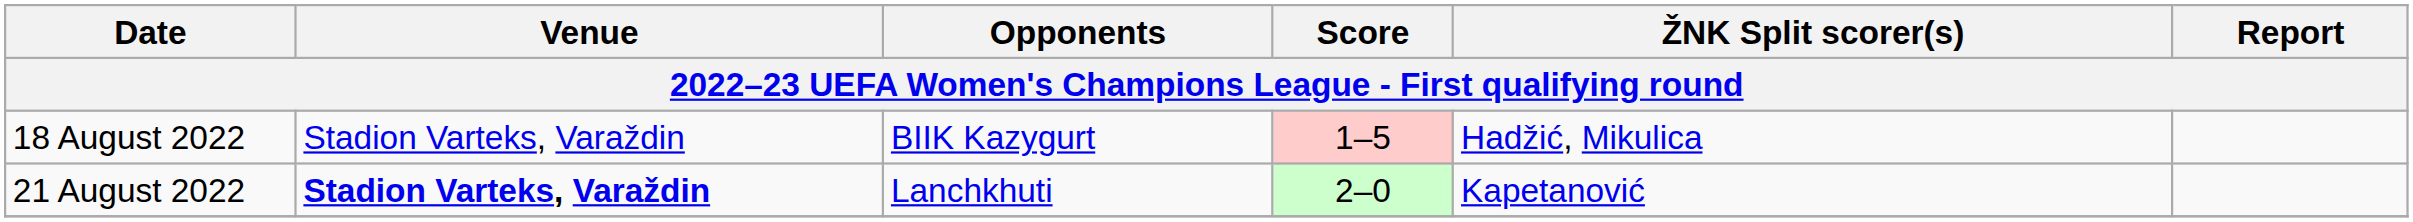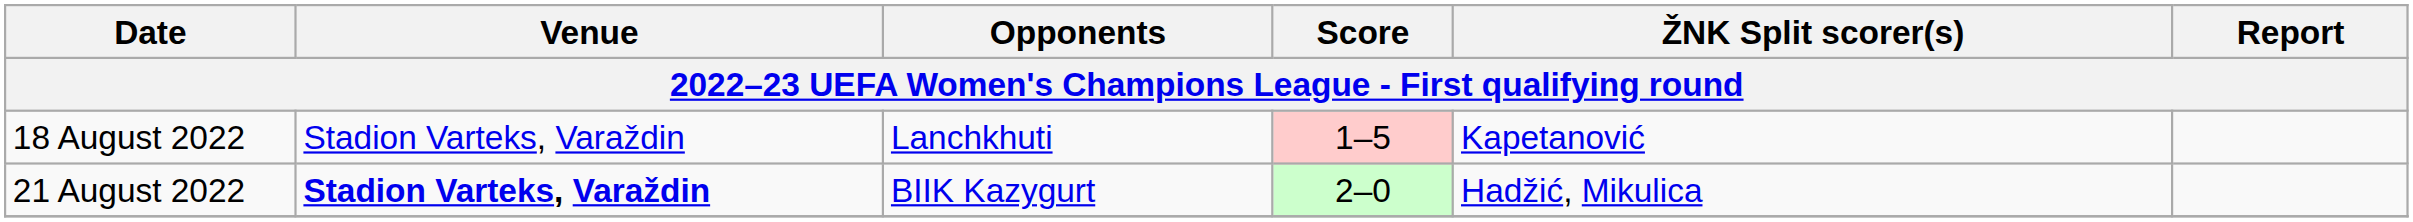(993, 138) BIIK Kazygurt -> (972, 138) Lanchkhuti
(1582, 138) Hadžić, Mikulica -> (1553, 138) Kapetanović
(972, 191) Lanchkhuti -> (993, 191) BIIK Kazygurt
(1553, 191) Kapetanović -> (1582, 191) Hadžić, Mikulica
